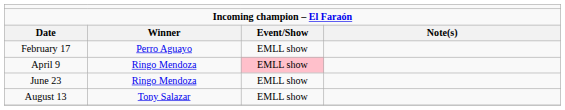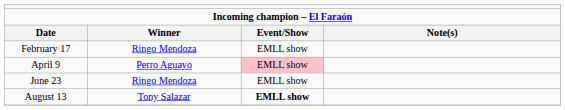(164, 49) Perro Aguayo -> (164, 49) Ringo Mendoza
(164, 65) Ringo Mendoza -> (164, 65) Perro Aguayo
(282, 97) normal -> (282, 97) bold
